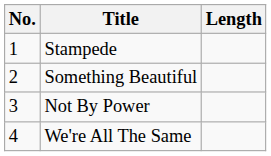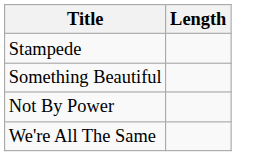- column: (22, 19)
